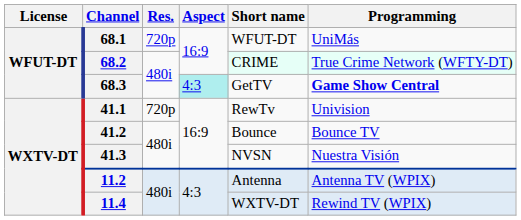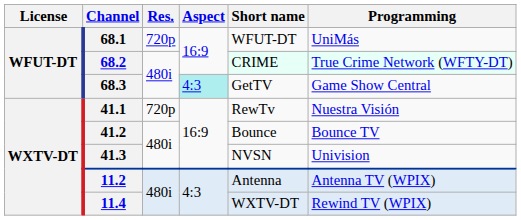(375, 86) bold -> (371, 86) normal
(341, 109) Univision -> (355, 109) Nuestra Visión
(355, 156) Nuestra Visión -> (341, 156) Univision
